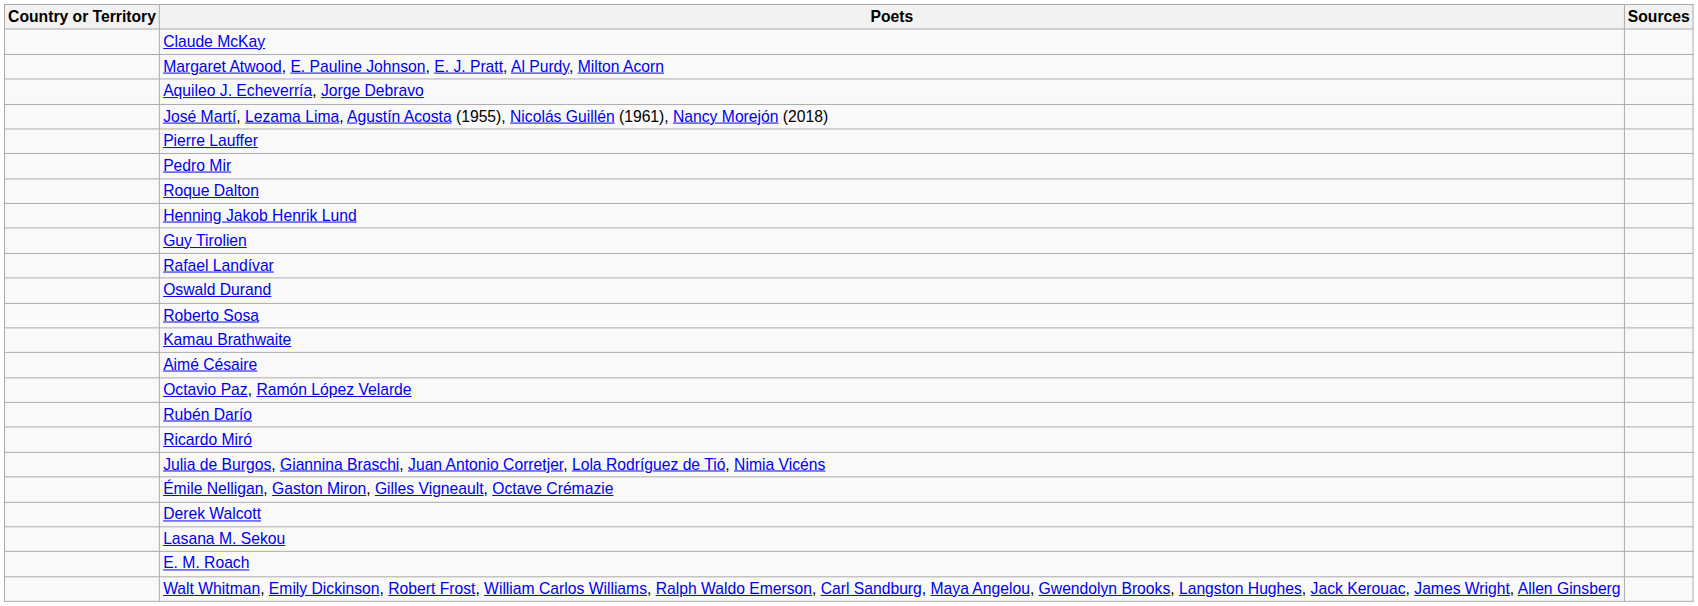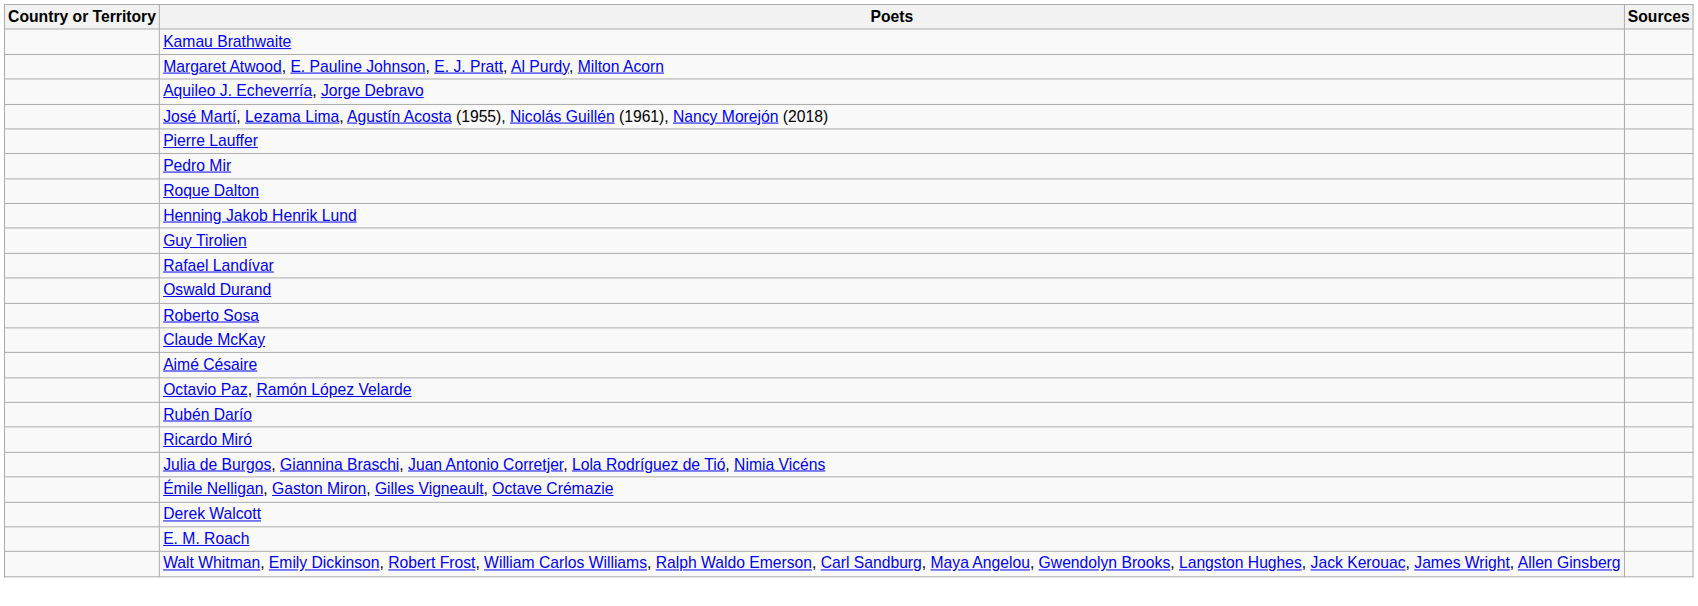rows swapped: (227, 340) <-> (214, 41)
- row: (224, 539)
